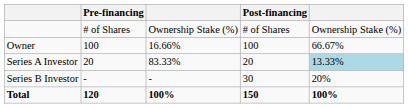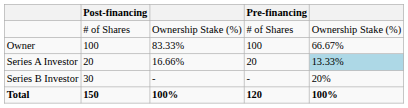columns swapped: (113, 12) <-> (275, 12)
(164, 45) 16.66% -> (168, 45) 83.33%
(164, 62) 83.33% -> (168, 62) 16.66%
